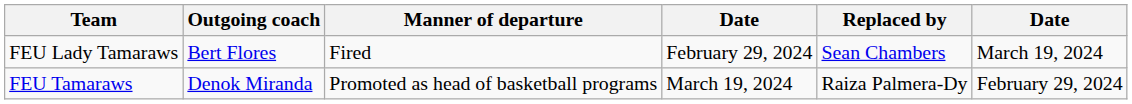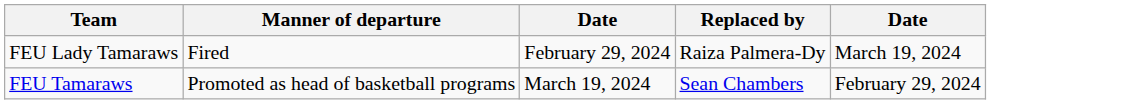- column: (254, 20)
(883, 51) Sean Chambers -> (753, 51) Raiza Palmera-Dy
(895, 83) Raiza Palmera-Dy -> (742, 83) Sean Chambers
